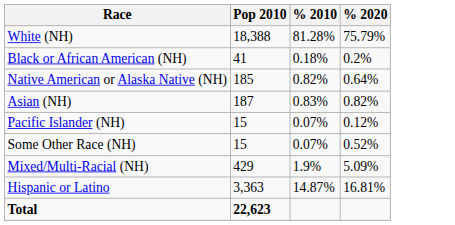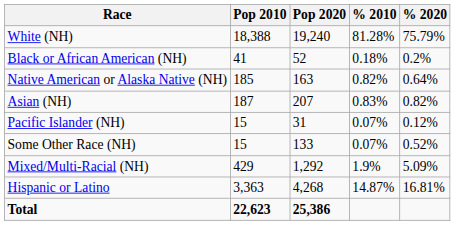+ column: (319, 15)
